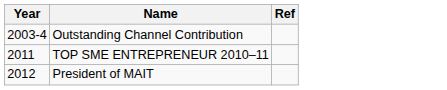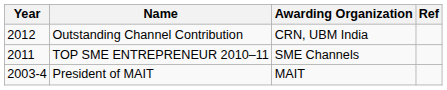+ column: (344, 14)
(27, 34) 2003-4 -> (21, 34) 2012
(21, 74) 2012 -> (27, 74) 2003-4
